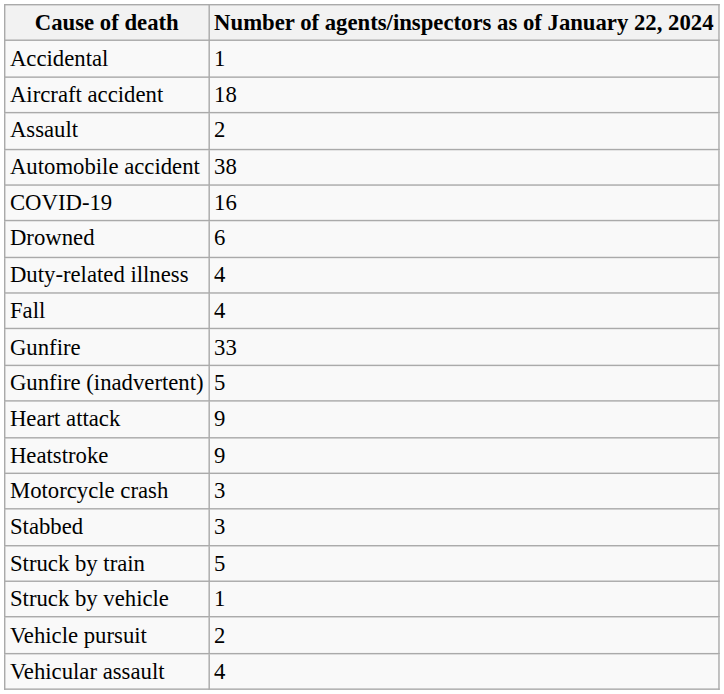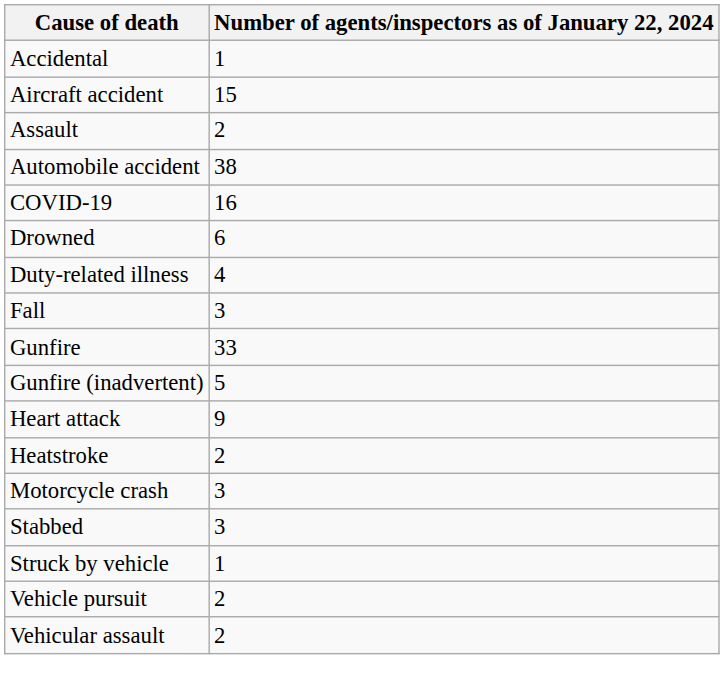(225, 94) 18 -> (225, 94) 15
(220, 310) 4 -> (220, 310) 3
(220, 454) 9 -> (220, 454) 2
- row: (77, 563)
(220, 671) 4 -> (220, 635) 2
